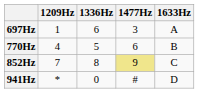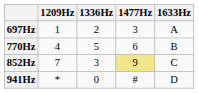(96, 29) 6 -> (96, 29) 2
(96, 63) 8 -> (96, 63) 3
